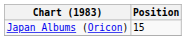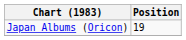(139, 28) 15 -> (139, 28) 19
